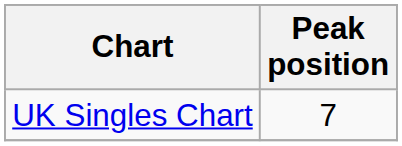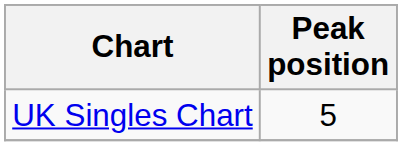(328, 114) 7 -> (328, 114) 5
